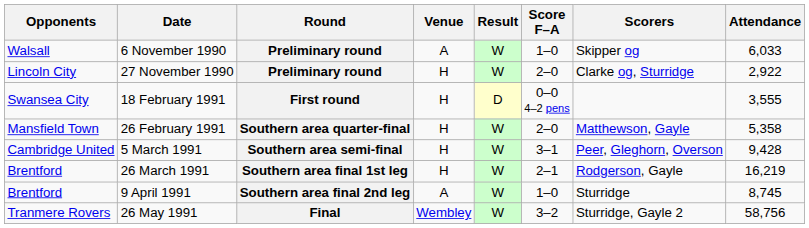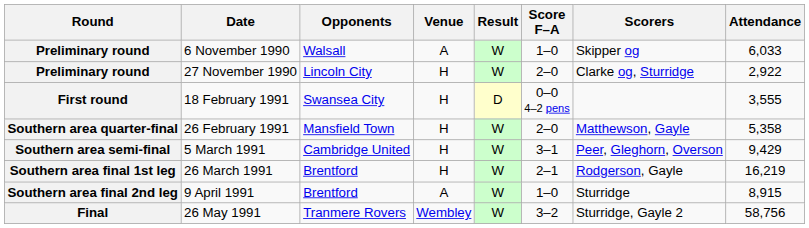columns swapped: (325, 22) <-> (61, 22)
(765, 150) 9,428 -> (765, 150) 9,429
(765, 192) 8,745 -> (765, 192) 8,915
